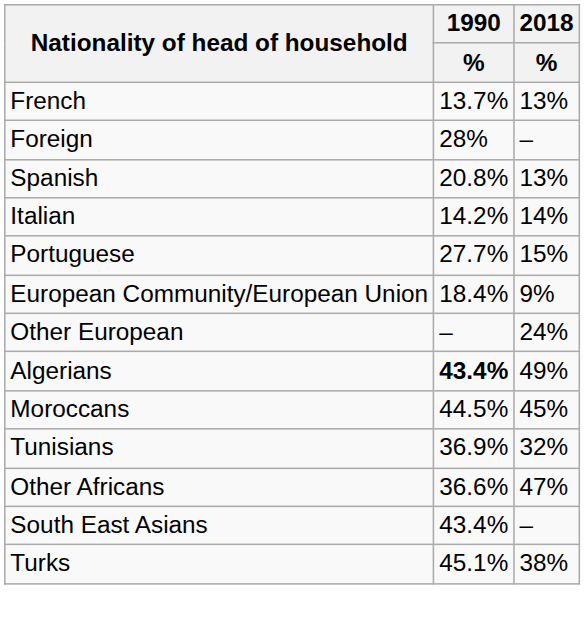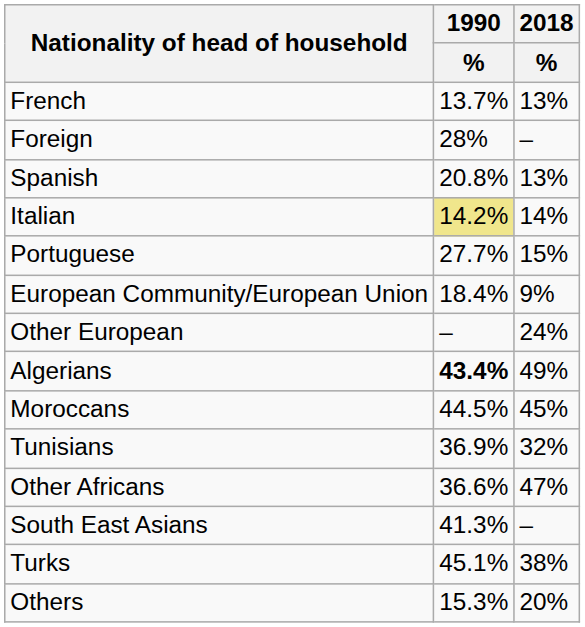(474, 216) no background -> (474, 216) khaki background
(474, 525) 43.4% -> (474, 525) 41.3%
+ row: (47, 602)
